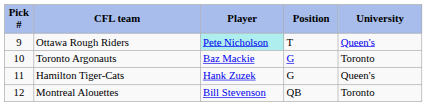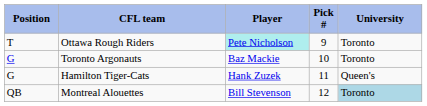columns swapped: (19, 19) <-> (311, 19)
(358, 42) Queen's -> (358, 42) Toronto
(358, 93) no background -> (358, 93) lightblue background
